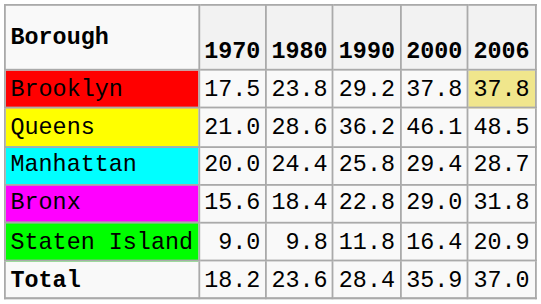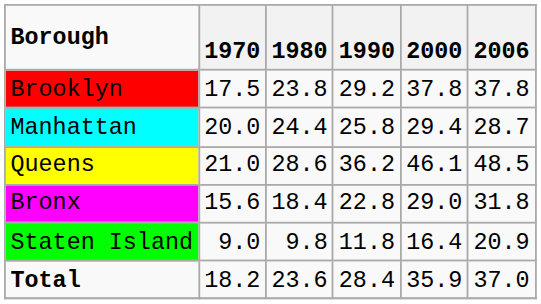(502, 89) khaki background -> (502, 89) no background
rows swapped: (53, 127) <-> (74, 165)
